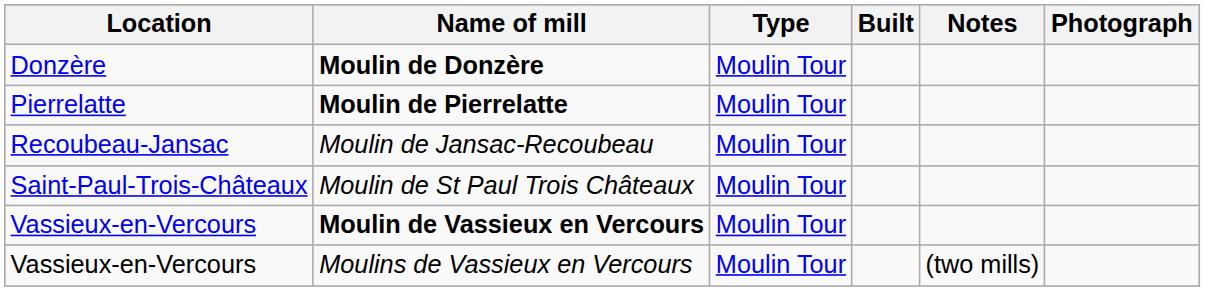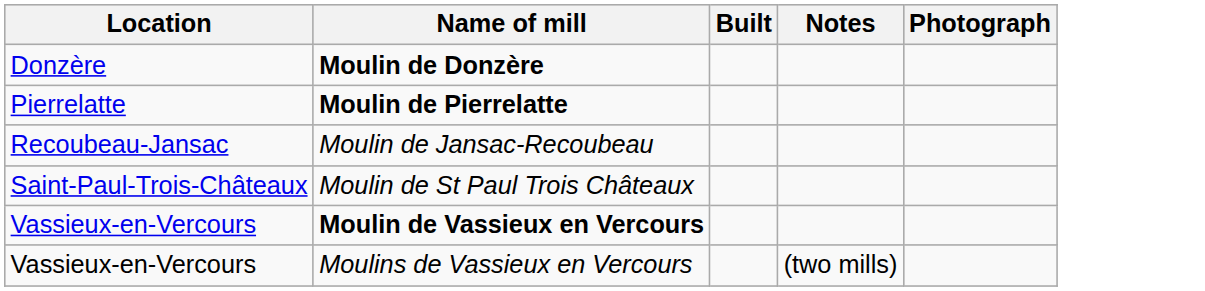- column: (781, 24)
